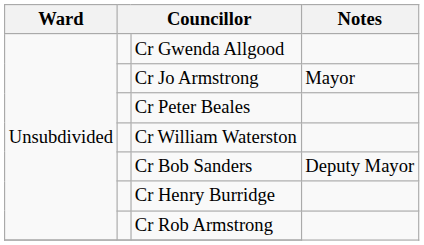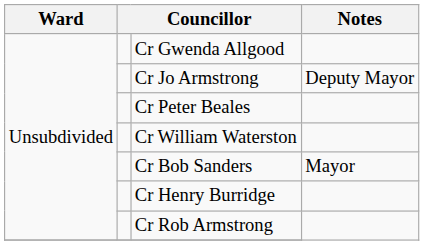(330, 78) Mayor -> (360, 78) Deputy Mayor
(360, 166) Deputy Mayor -> (330, 166) Mayor
